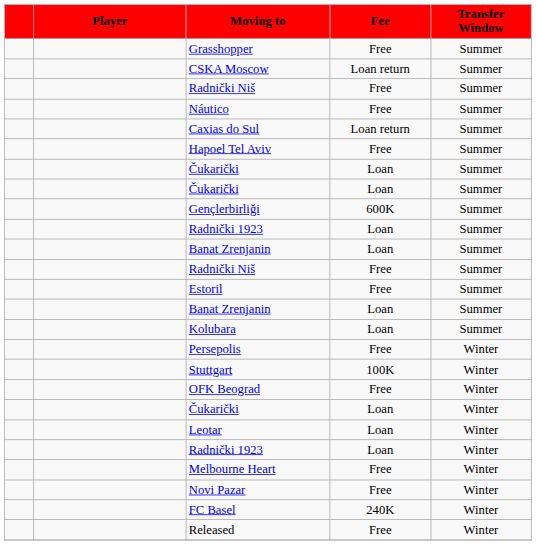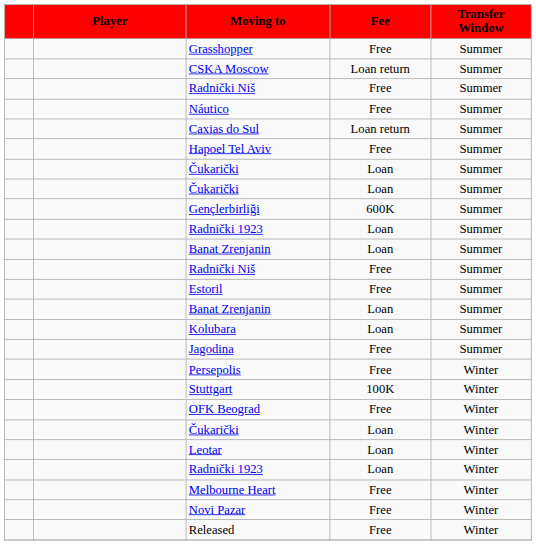+ row: (211, 349)
- row: (212, 509)
